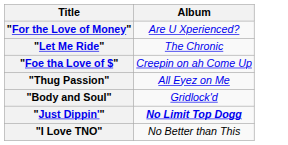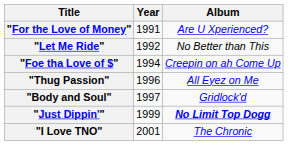+ column: (148, 13)
(194, 47) The Chronic -> (223, 47) No Better than This
(194, 132) No Better than This -> (223, 132) The Chronic
